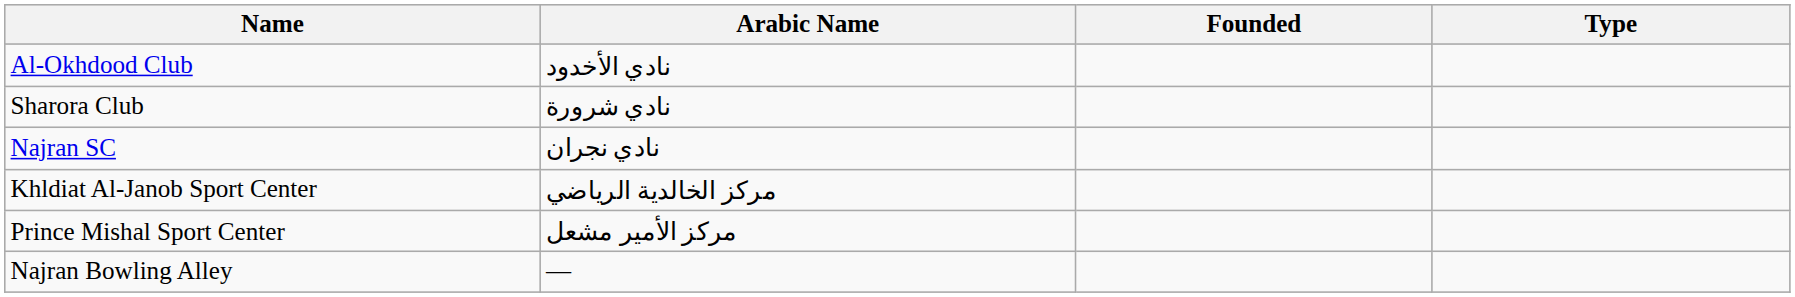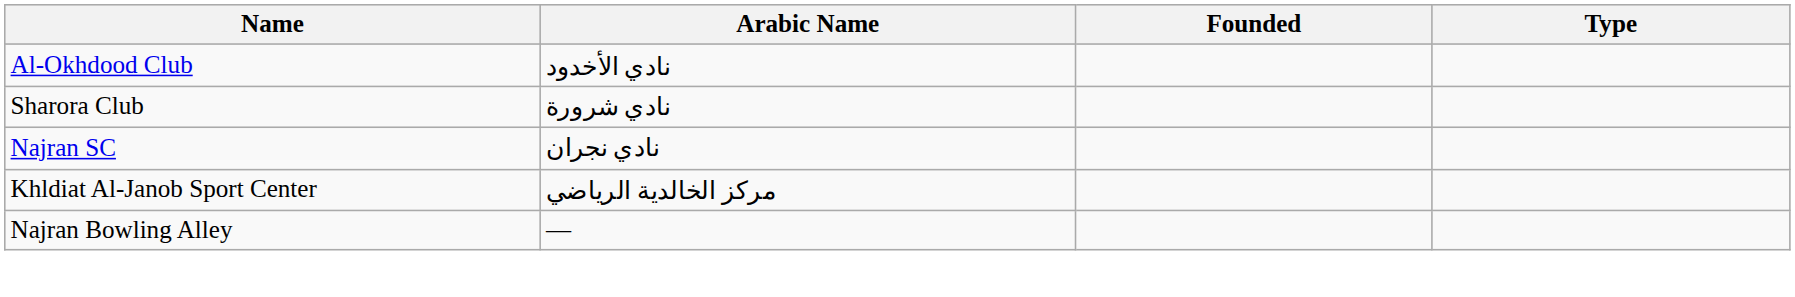- row: (148, 230)
